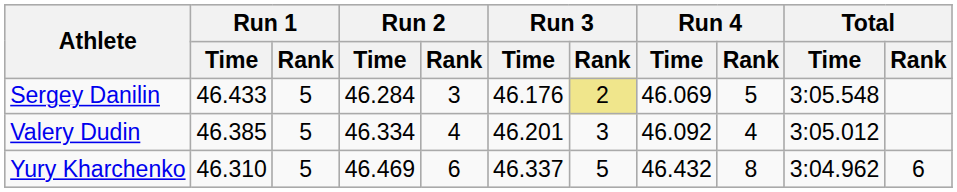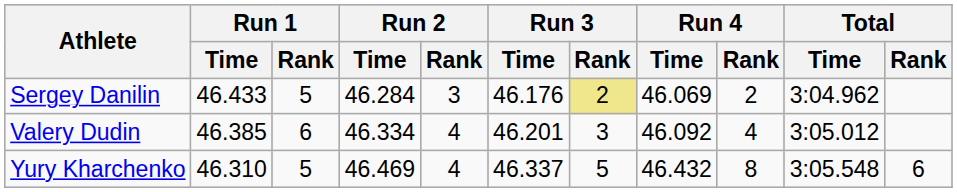(751, 96) 5 -> (751, 96) 2
(835, 96) 3:05.548 -> (835, 96) 3:04.962
(306, 133) 5 -> (306, 133) 6
(454, 169) 6 -> (454, 169) 4
(835, 169) 3:04.962 -> (835, 169) 3:05.548
